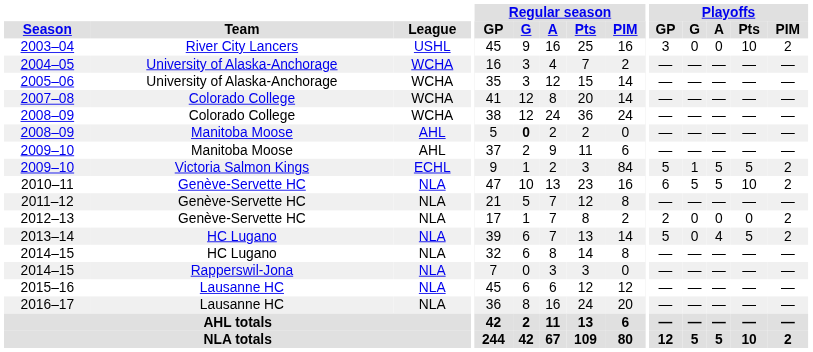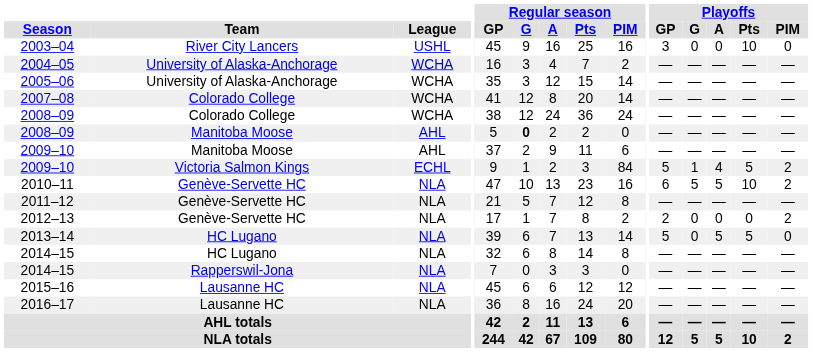(788, 47) 2 -> (788, 47) 0
(719, 167) 5 -> (719, 167) 4
(719, 236) 4 -> (719, 236) 5
(788, 236) 2 -> (788, 236) 0
